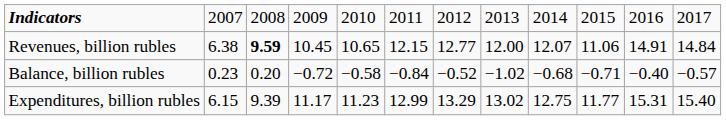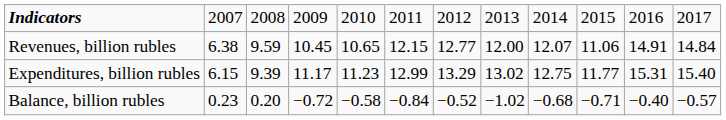(266, 45) bold -> (266, 45) normal
rows swapped: (104, 100) <-> (87, 73)
